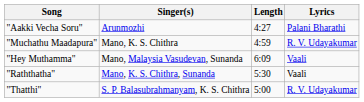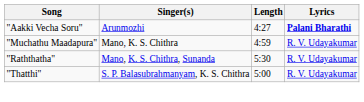(316, 27) normal -> (319, 27) bold
- row: (41, 59)
(297, 74) Vaali -> (322, 59) R. V. Udayakumar
